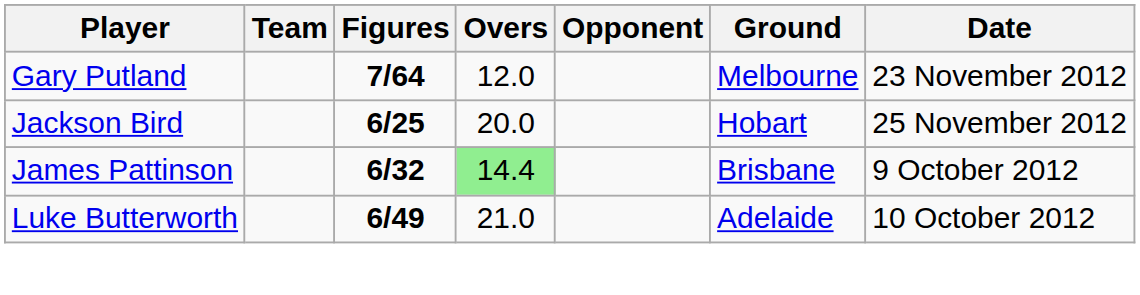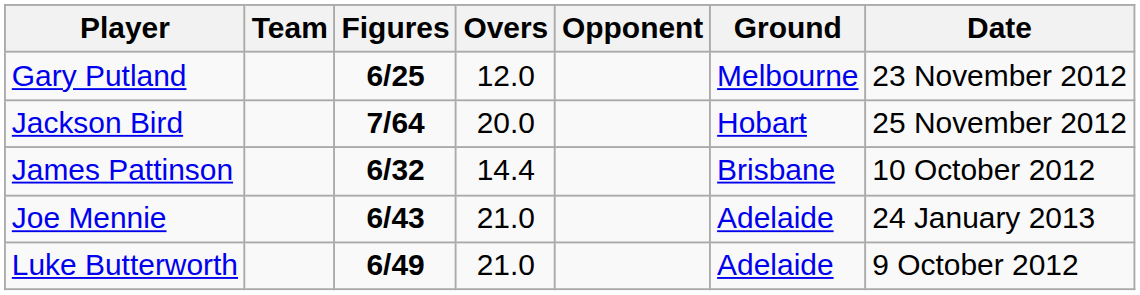(396, 75) 7/64 -> (396, 75) 6/25
(396, 123) 6/25 -> (396, 123) 7/64
(506, 170) lightgreen background -> (506, 170) no background
(975, 170) 9 October 2012 -> (984, 170) 10 October 2012
+ row: (89, 218)
(984, 218) 10 October 2012 -> (975, 265) 9 October 2012
